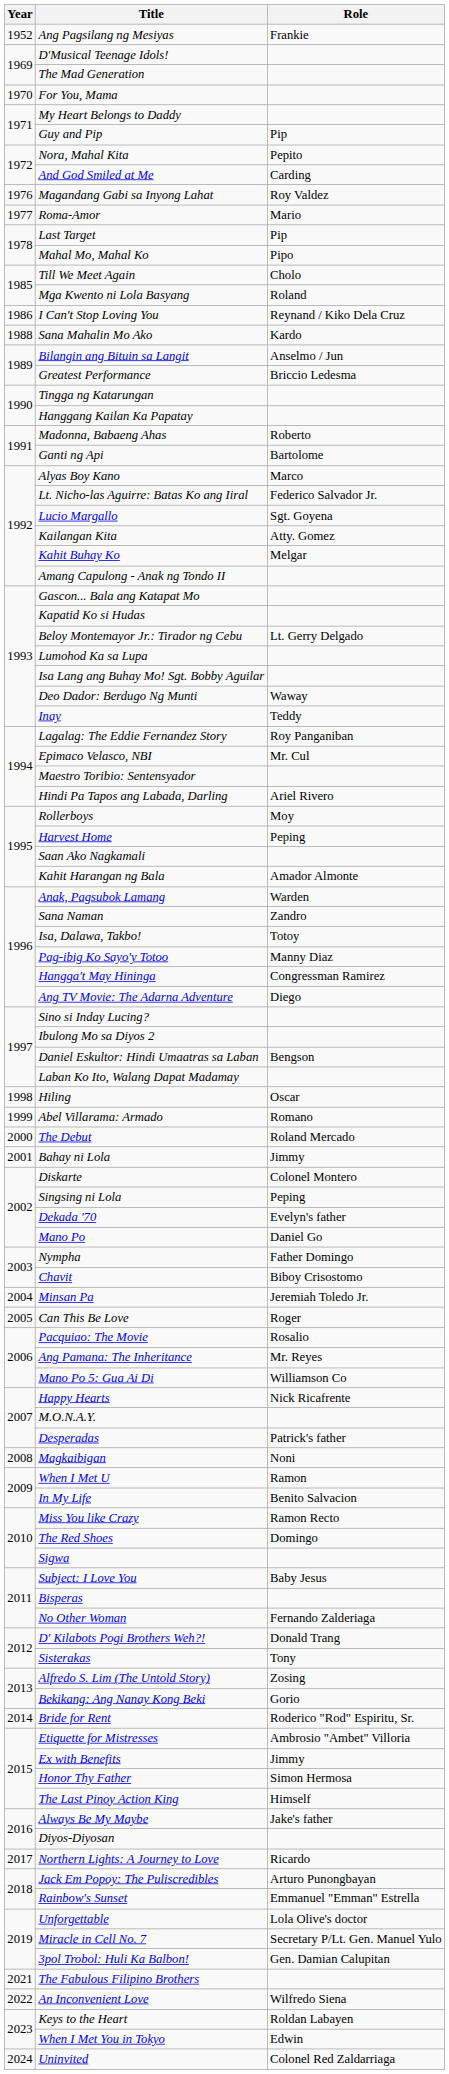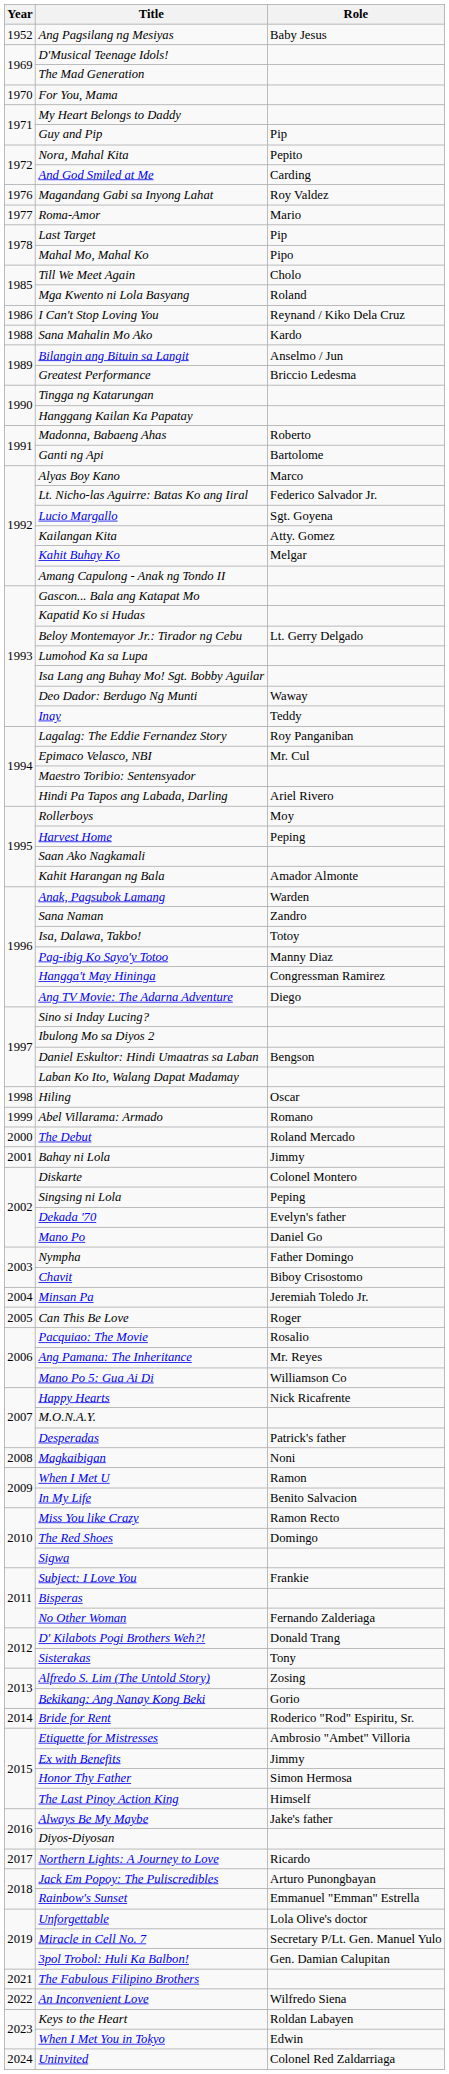(289, 34) Frankie -> (298, 34) Baby Jesus
(298, 1578) Baby Jesus -> (289, 1578) Frankie
